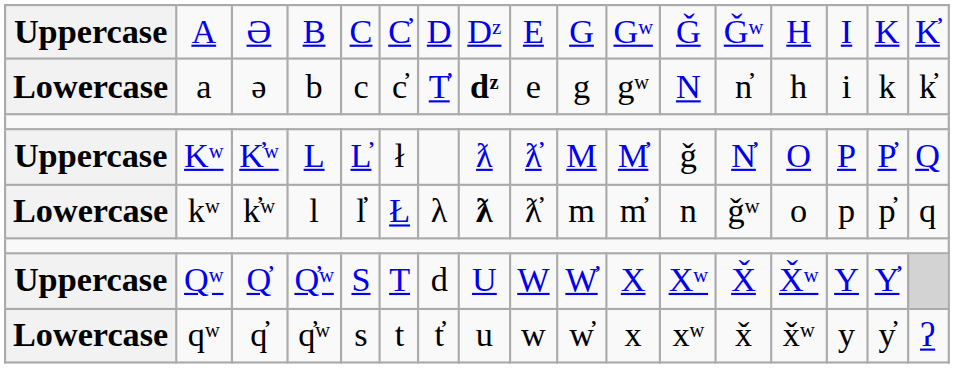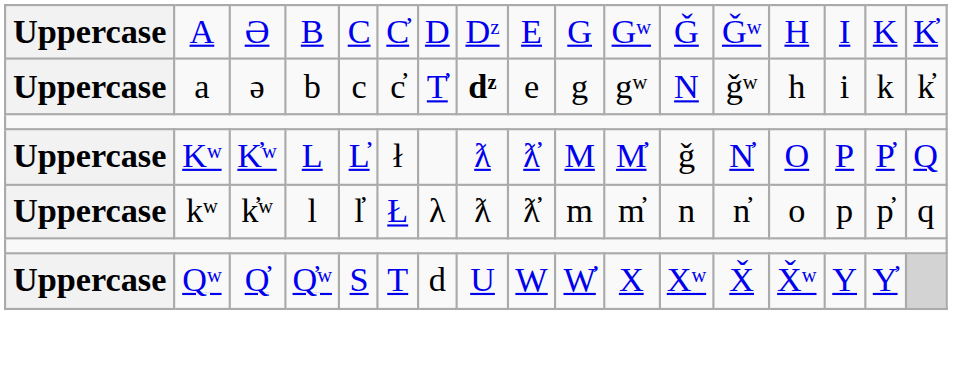(91, 85) Lowercase -> (90, 85) Uppercase
(744, 85) n̓ -> (742, 85) ǧʷ
(91, 210) Lowercase -> (90, 210) Uppercase
(484, 210) bold -> (483, 210) normal
(743, 210) ǧʷ -> (742, 210) n̓
- row: (204, 334)
